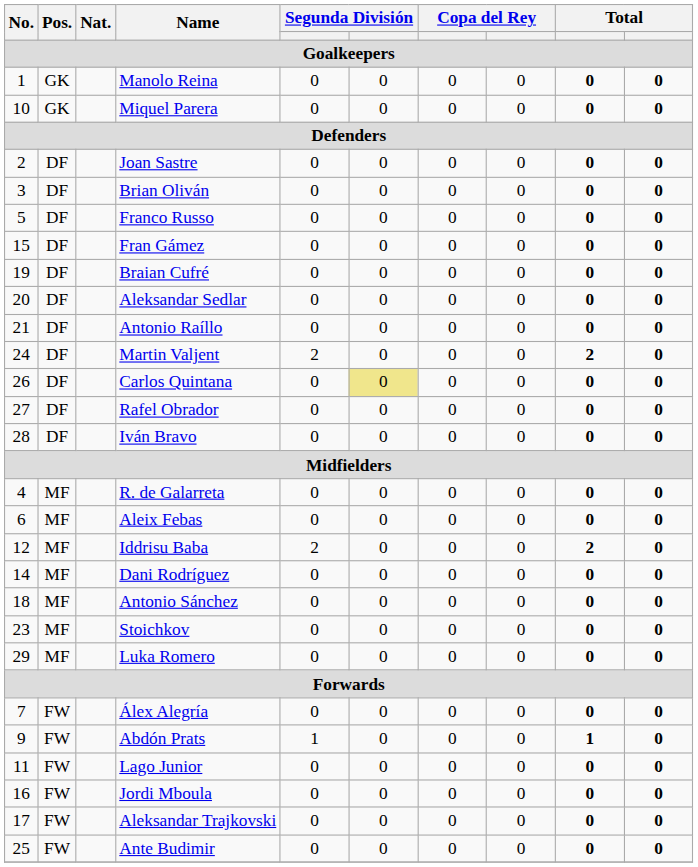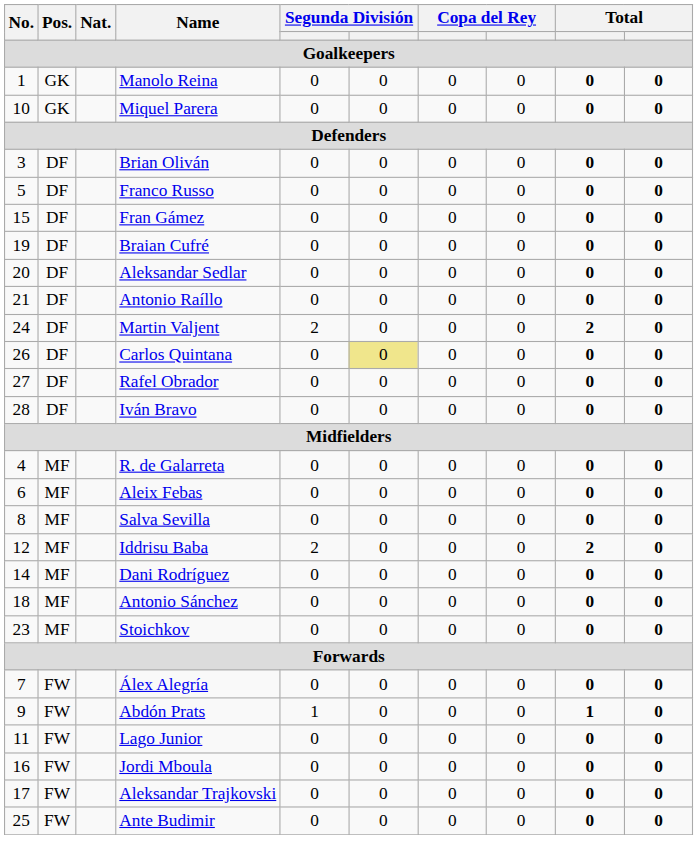- row: (158, 163)
+ row: (165, 519)
- row: (167, 656)
